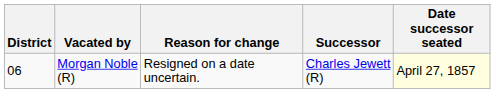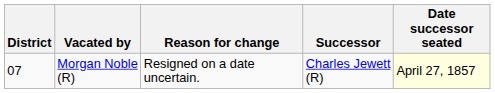(14, 70) 06 -> (14, 70) 07
